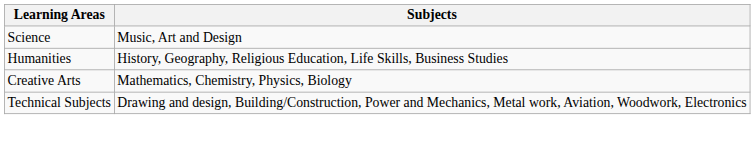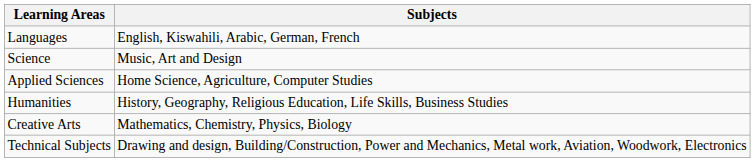+ row: (37, 37)
+ row: (56, 80)
